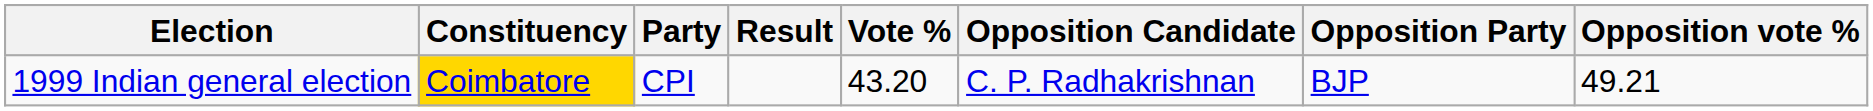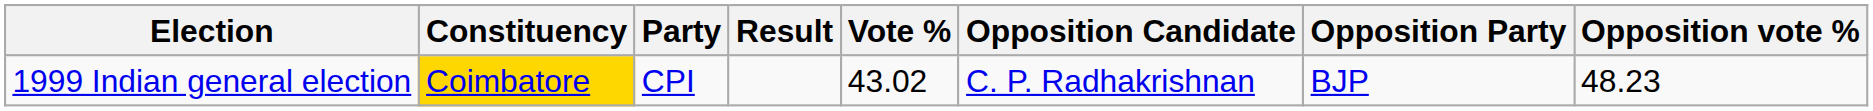(888, 81) 43.20 -> (888, 81) 43.02
(1621, 81) 49.21 -> (1621, 81) 48.23
